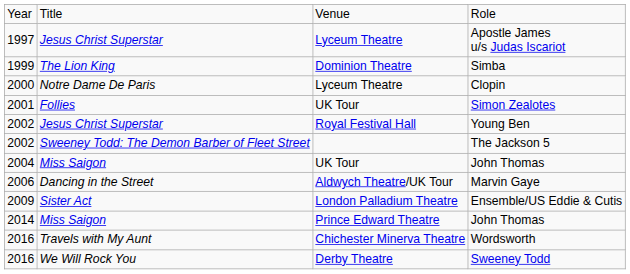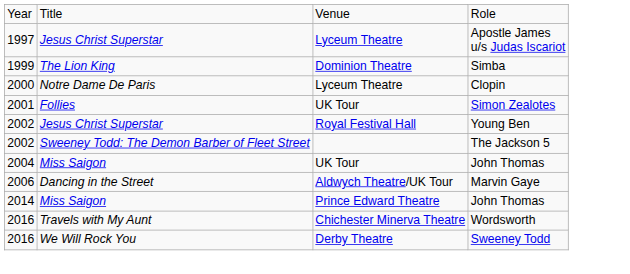- row: (21, 201)
